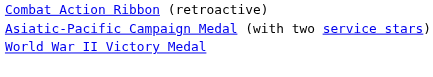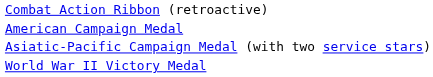+ row: (94, 28)
